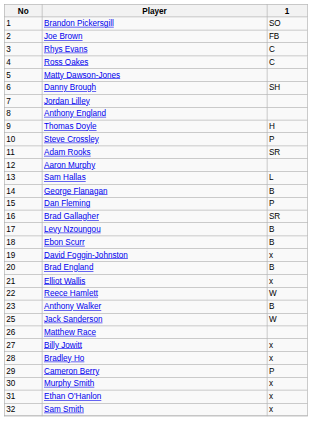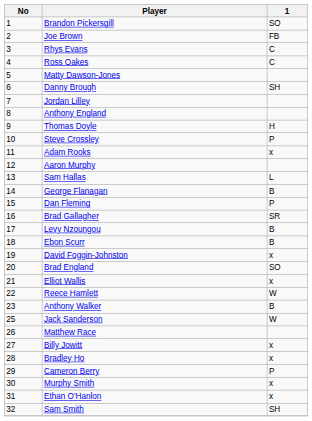(275, 152) SR -> (271, 152) x
(272, 268) B -> (275, 268) SO
(271, 409) x -> (275, 409) SH
